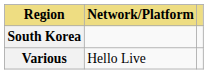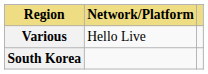rows swapped: (44, 36) <-> (44, 58)
